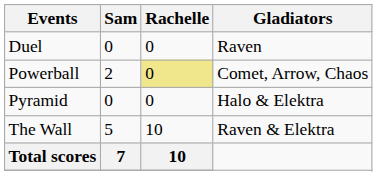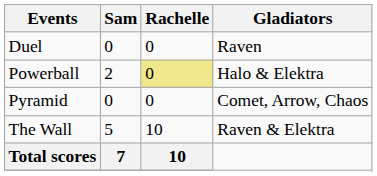(293, 73) Comet, Arrow, Chaos -> (271, 73) Halo & Elektra
(271, 101) Halo & Elektra -> (293, 101) Comet, Arrow, Chaos
